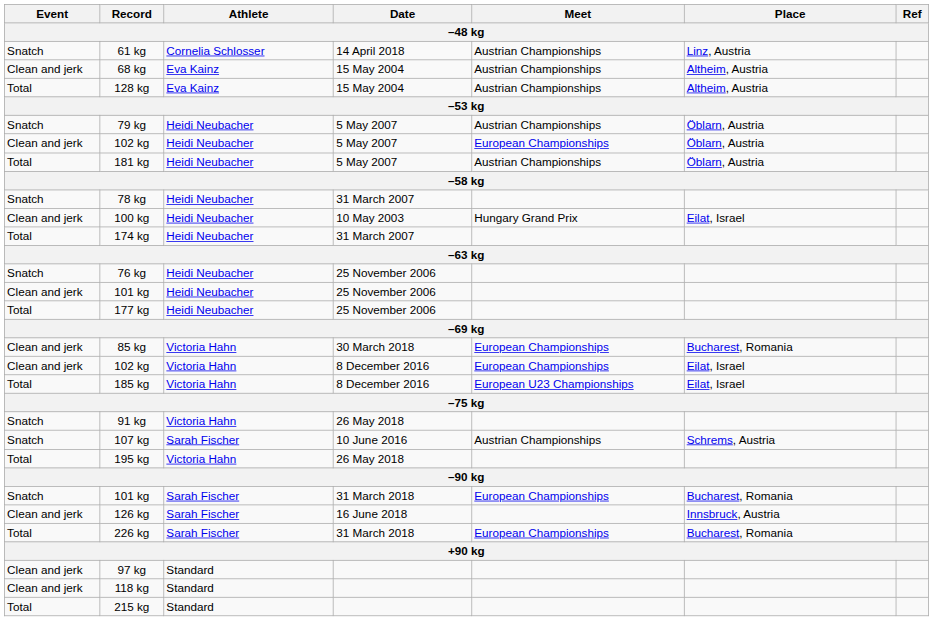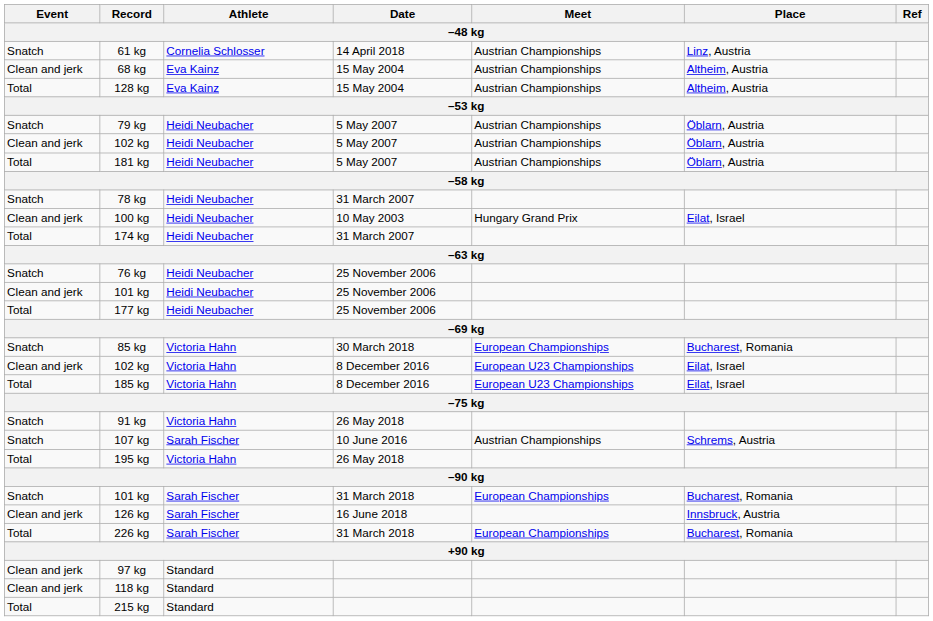(542, 144) European Championships -> (538, 144) Austrian Championships
(45, 347) Clean and jerk -> (25, 347) Snatch
(542, 366) European Championships -> (554, 366) European U23 Championships
